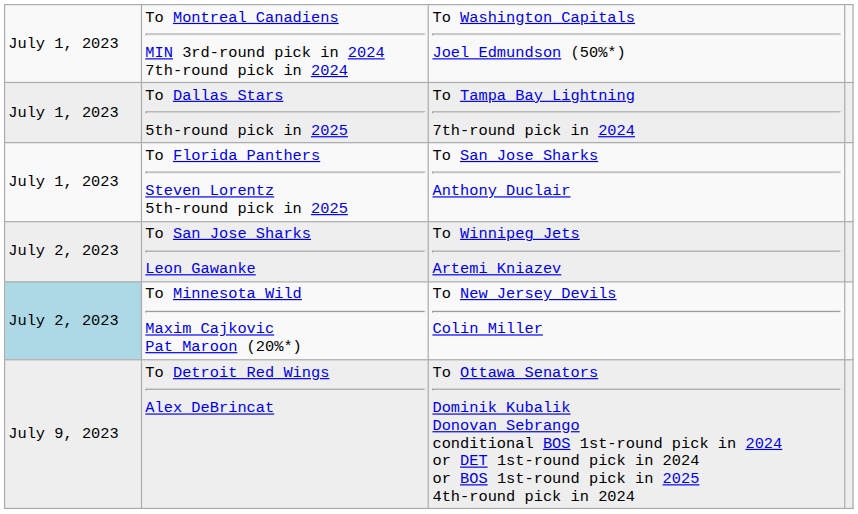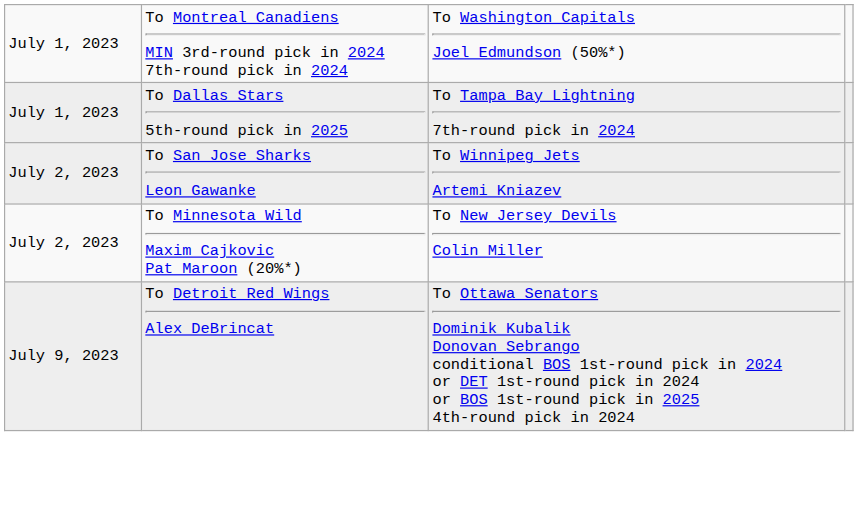- row: (285, 182)
(63, 321) lightblue background -> (63, 243) no background
